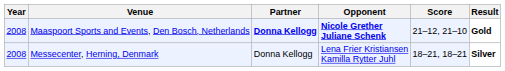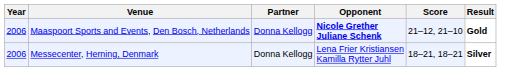(16, 31) 2008 -> (16, 31) 2006
(285, 31) bold -> (283, 31) normal
(16, 55) 2008 -> (16, 55) 2006
